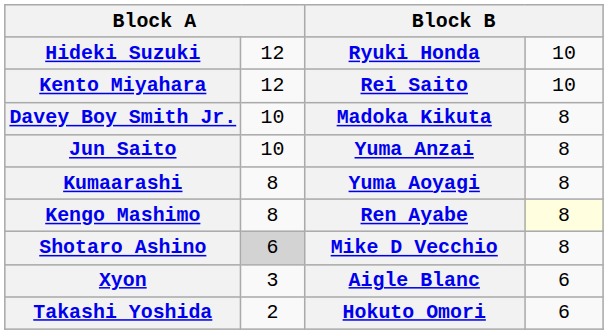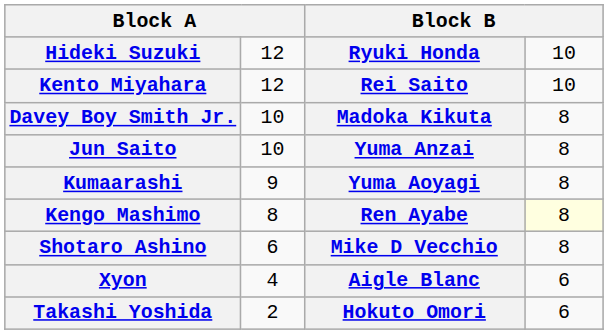(272, 183) 8 -> (272, 183) 9
(272, 248) lightgrey background -> (272, 248) no background
(272, 280) 3 -> (272, 280) 4
